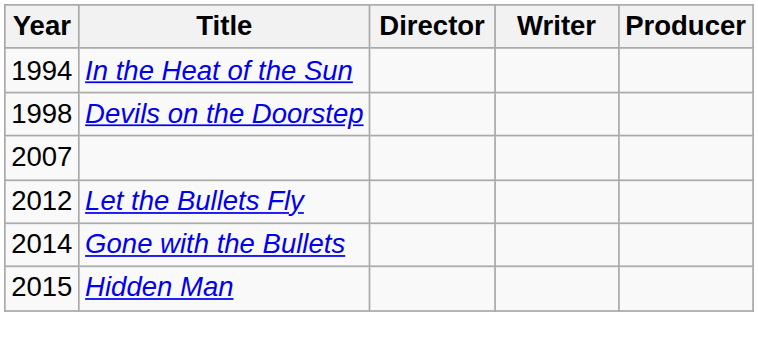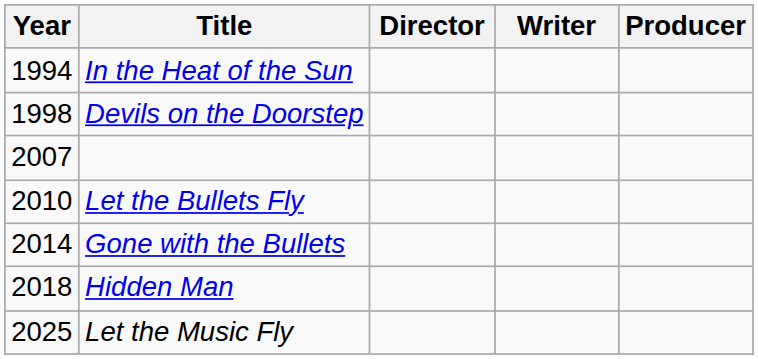(42, 200) 2012 -> (42, 200) 2010
(42, 288) 2015 -> (42, 288) 2018
+ row: (189, 331)
